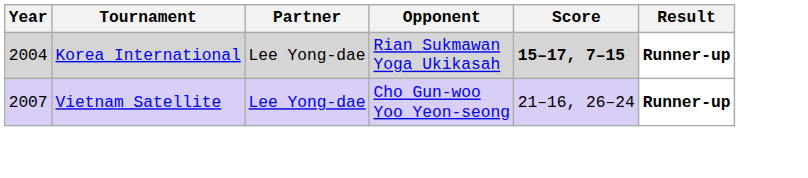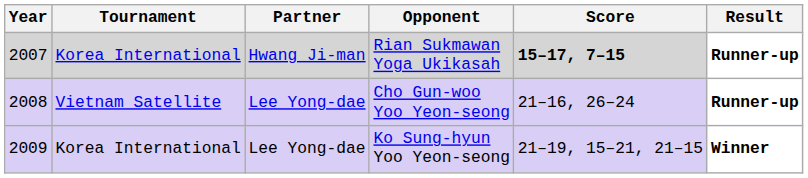(28, 55) 2004 -> (28, 55) 2007
(307, 55) Lee Yong-dae -> (307, 55) Hwang Ji-man
(28, 102) 2007 -> (28, 102) 2008
+ row: (442, 149)
